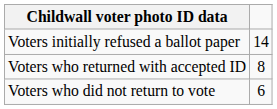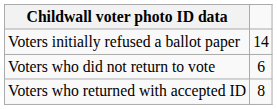rows swapped: (127, 66) <-> (112, 91)
